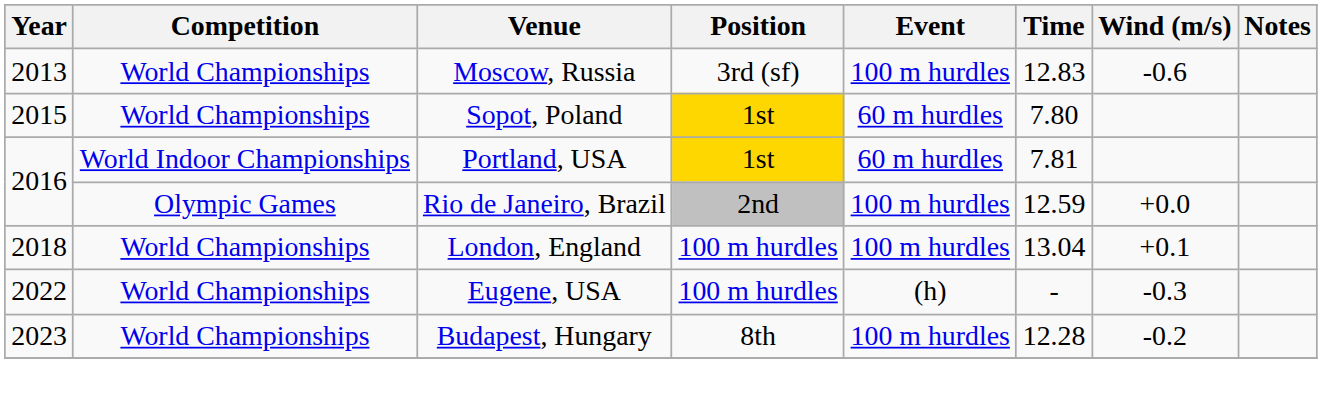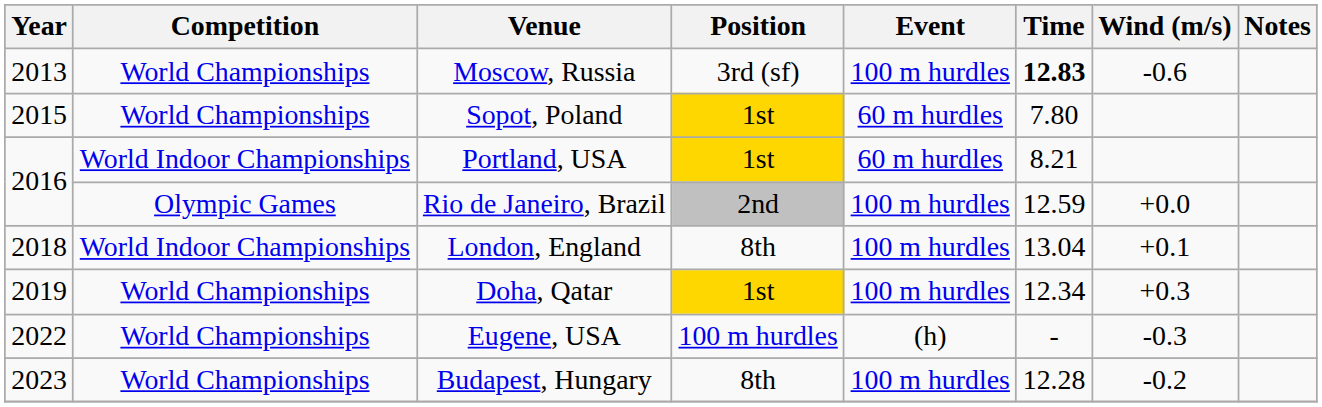(1054, 70) normal -> (1054, 70) bold
(1054, 159) 7.81 -> (1054, 159) 8.21
(245, 247) World Championships -> (245, 247) World Indoor Championships
(758, 247) 100 m hurdles -> (758, 247) 8th
+ row: (544, 291)
